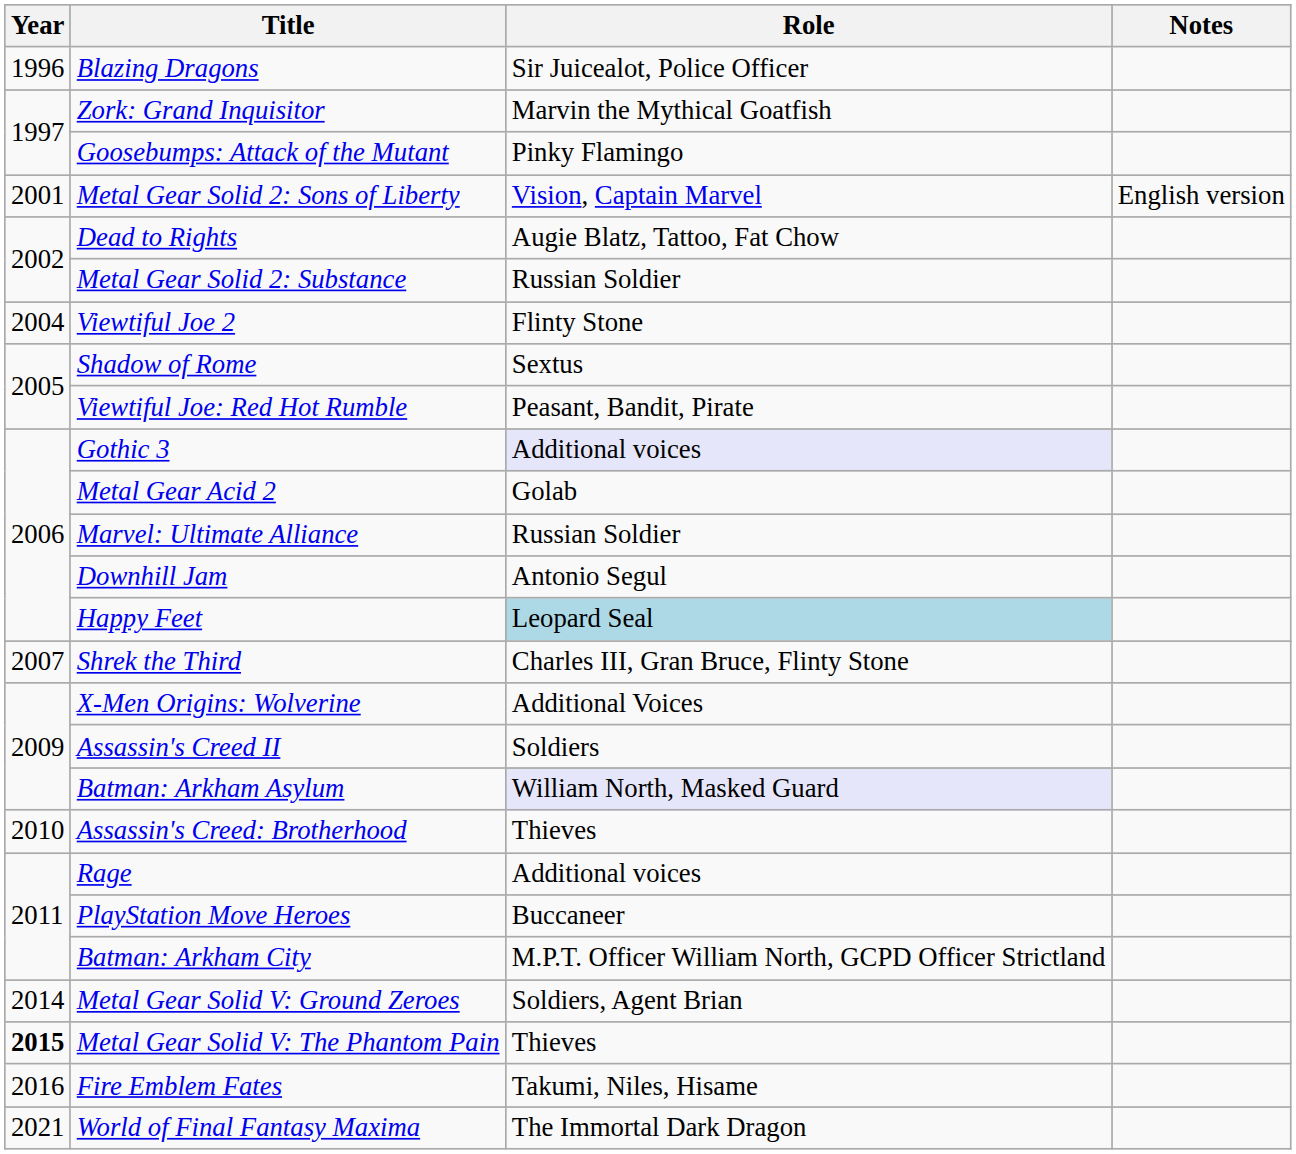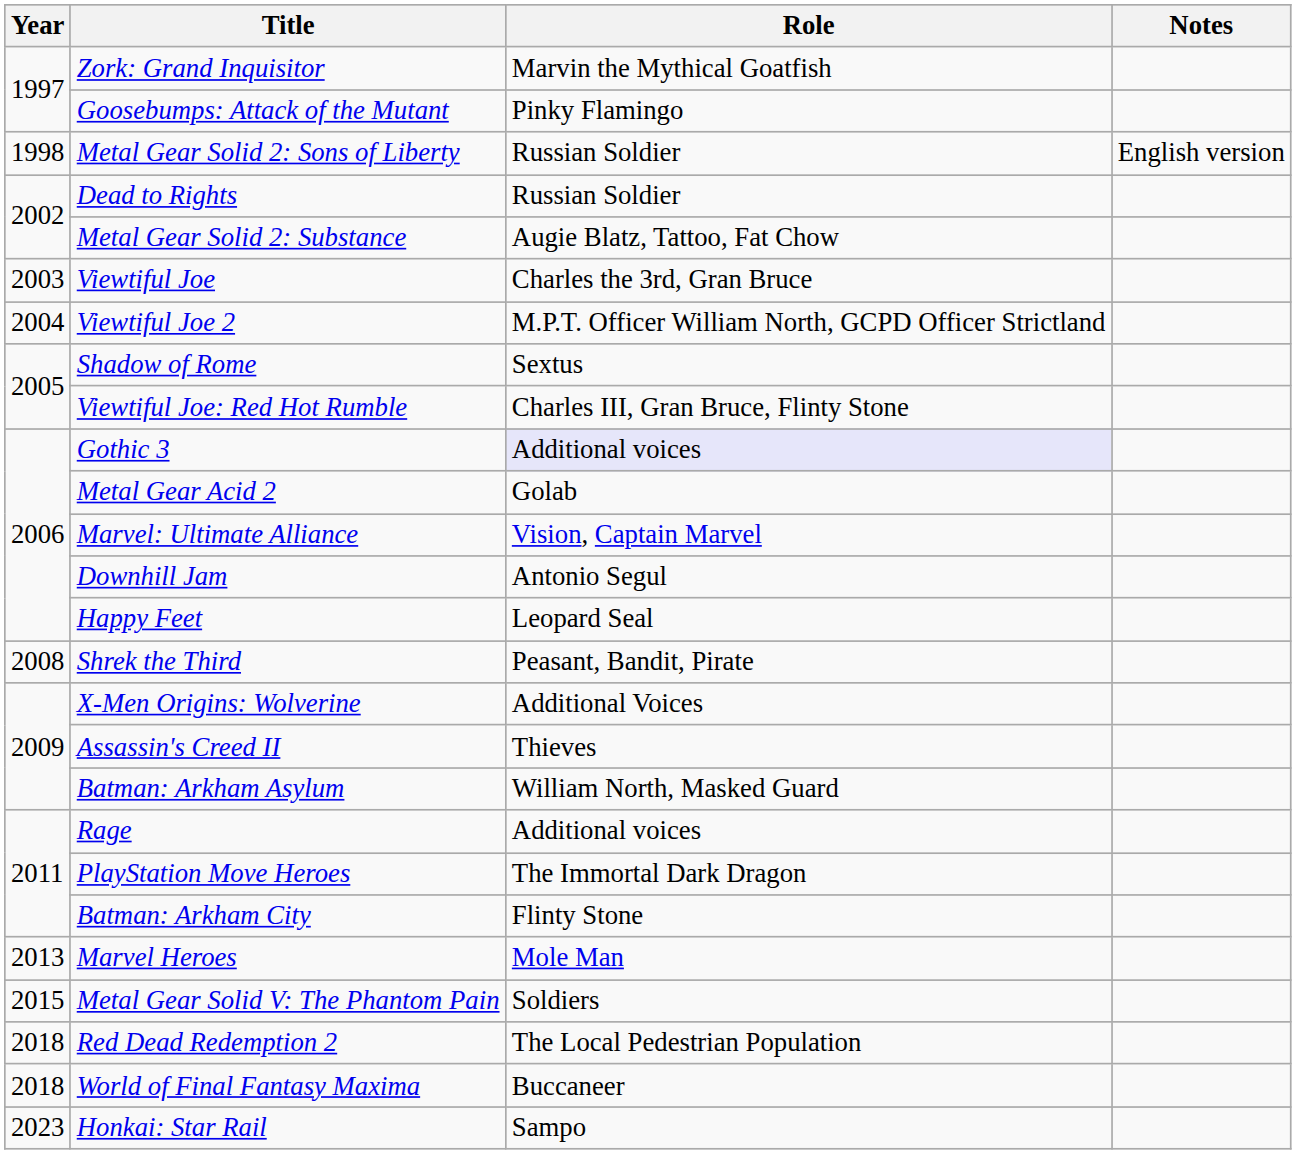- row: (168, 68)
(38, 195) 2001 -> (38, 152) 1998
(637, 195) Vision, Captain Marvel -> (596, 152) Russian Soldier
(675, 237) Augie Blatz, Tattoo, Fat Chow -> (596, 195) Russian Soldier
(596, 279) Russian Soldier -> (675, 237) Augie Blatz, Tattoo, Fat Chow
+ row: (146, 279)
(578, 322) Flinty Stone -> (809, 322) M.P.T. Officer William North, GCPD Officer Strictland
(633, 407) Peasant, Bandit, Pirate -> (710, 407) Charles III, Gran Bruce, Flinty Stone
(596, 534) Russian Soldier -> (637, 534) Vision, Captain Marvel
(583, 618) lightblue background -> (583, 618) no background
(38, 661) 2007 -> (38, 661) 2008
(710, 661) Charles III, Gran Bruce, Flinty Stone -> (633, 661) Peasant, Bandit, Pirate
(556, 746) Soldiers -> (554, 746) Thieves
(675, 788) lavender background -> (675, 788) no background
- row: (242, 830)
(568, 915) Buccaneer -> (659, 873) The Immortal Dark Dragon
(809, 957) M.P.T. Officer William North, GCPD Officer Strictland -> (578, 915) Flinty Stone
+ row: (157, 957)
- row: (268, 1000)
(38, 1042) bold -> (38, 1000) normal
(554, 1042) Thieves -> (556, 1000) Soldiers
- row: (179, 1085)
+ row: (207, 1042)
(38, 1127) 2021 -> (38, 1085) 2018
(659, 1127) The Immortal Dark Dragon -> (568, 1085) Buccaneer
+ row: (172, 1127)
